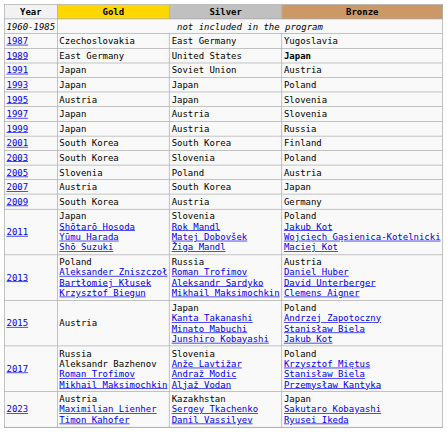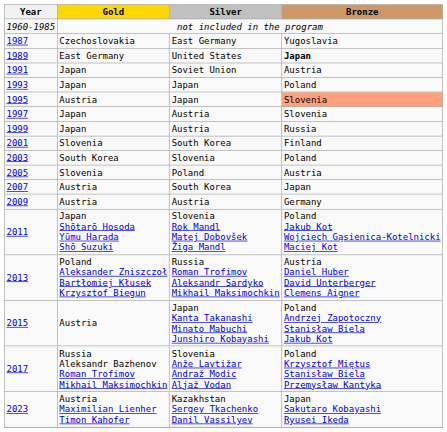(306, 99) no background -> (306, 99) lightsalmon background
(89, 143) South Korea -> (81, 143) Slovenia
(89, 202) South Korea -> (78, 202) Austria
